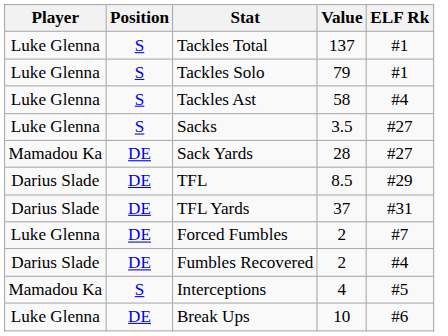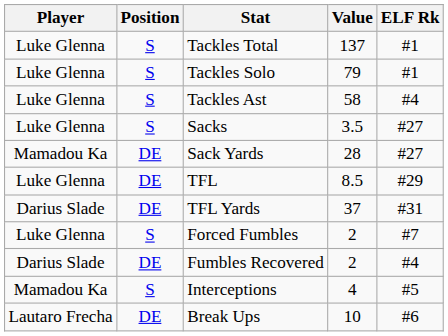(55, 180) Darius Slade -> (61, 180) Luke Glenna
(140, 235) DE -> (150, 235) S
(55, 316) Luke Glenna -> (61, 316) Lautaro Frecha
